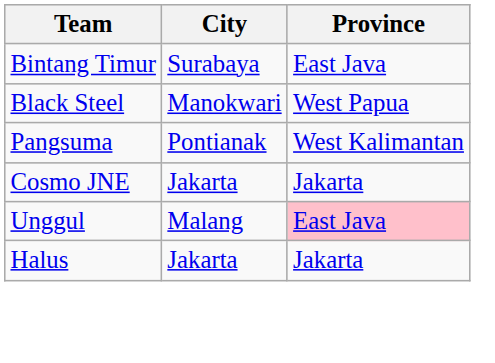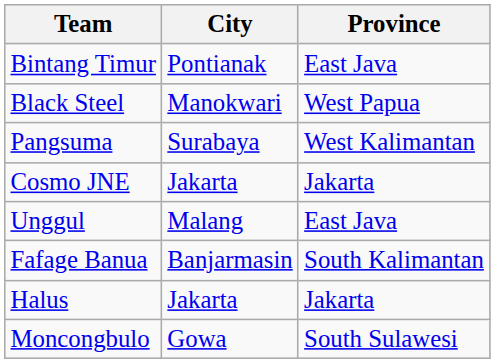(213, 63) Surabaya -> (217, 63) Pontianak
(217, 142) Pontianak -> (213, 142) Surabaya
(340, 220) pink background -> (351, 220) no background
+ row: (79, 260)
+ row: (80, 338)
